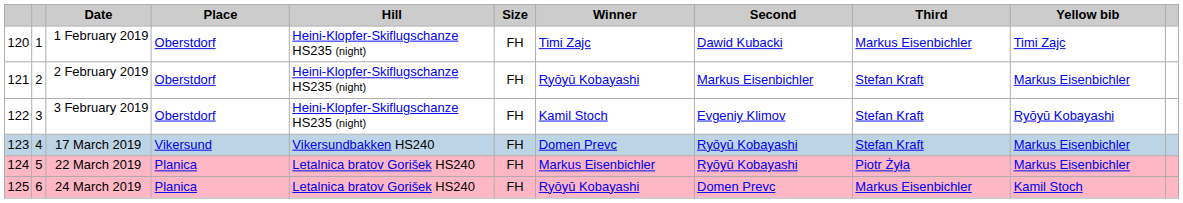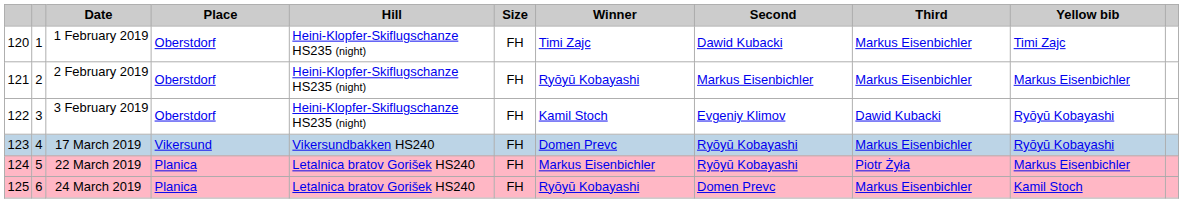(889, 79) Stefan Kraft -> (914, 79) Markus Eisenbichler
(889, 115) Stefan Kraft -> (898, 115) Dawid Kubacki
(889, 144) Stefan Kraft -> (914, 144) Markus Eisenbichler
(1072, 144) Markus Eisenbichler -> (1064, 144) Ryōyū Kobayashi
